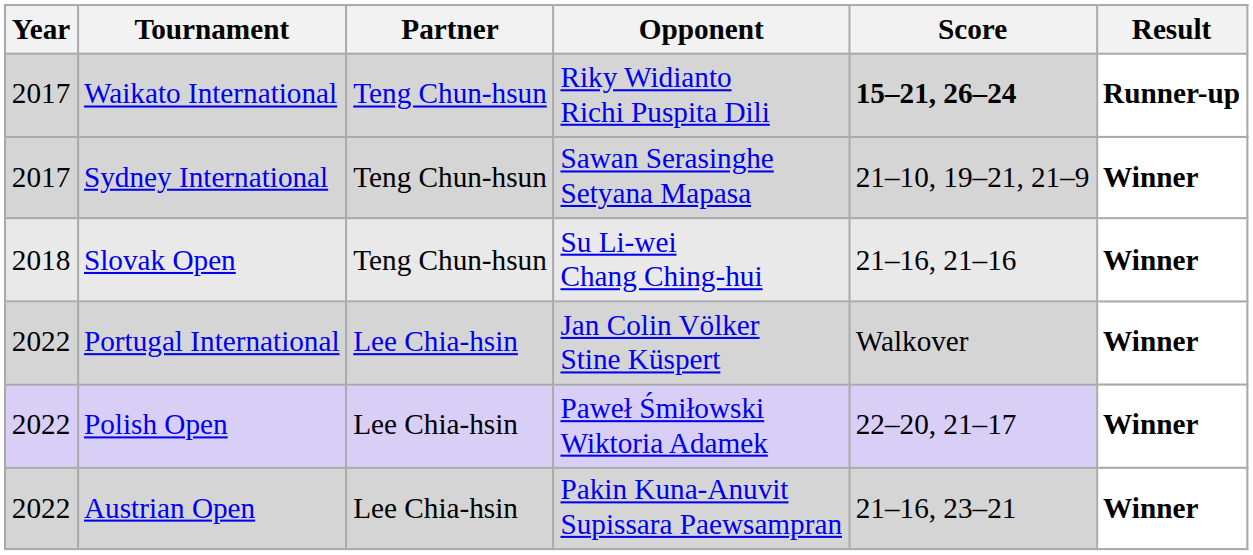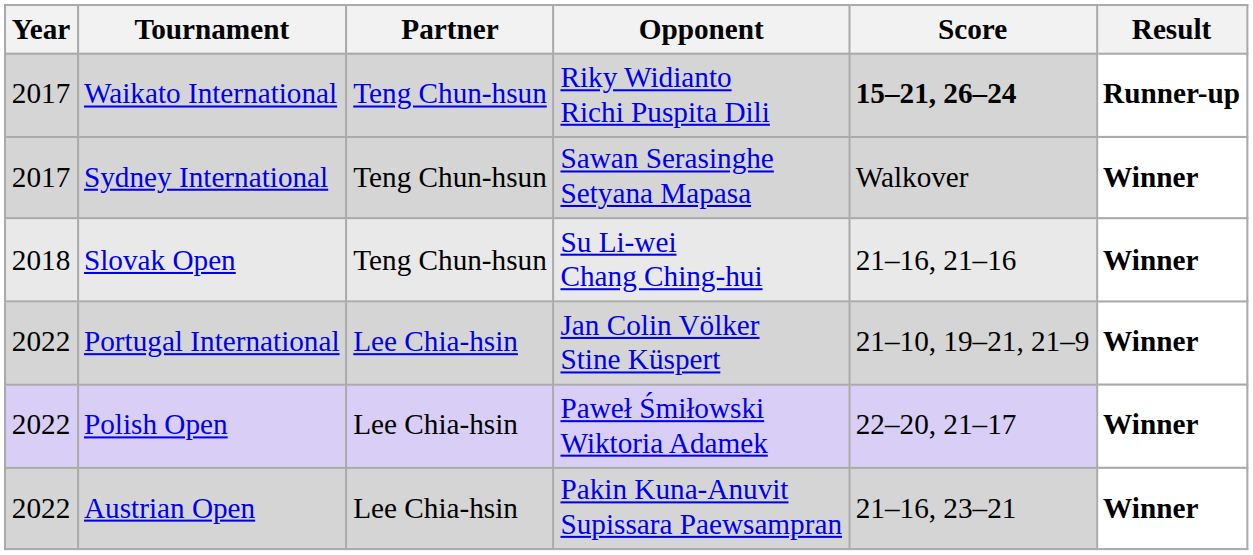(973, 177) 21–10, 19–21, 21–9 -> (912, 177) Walkover
(912, 342) Walkover -> (973, 342) 21–10, 19–21, 21–9
